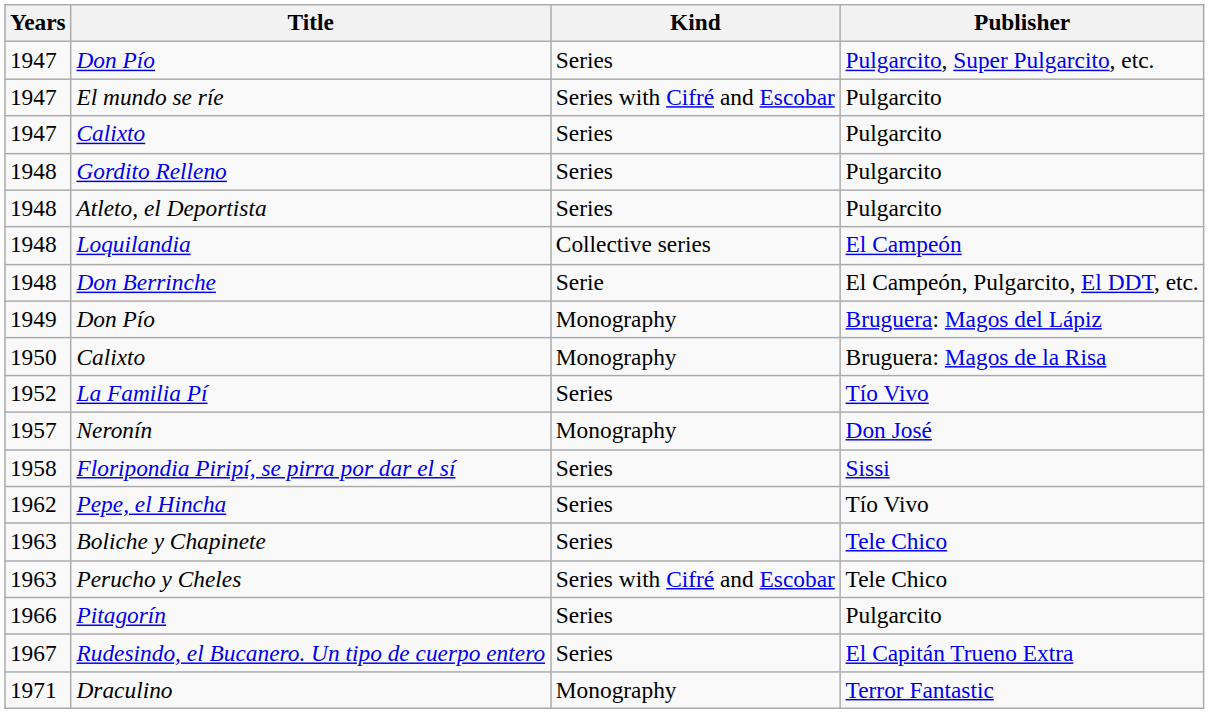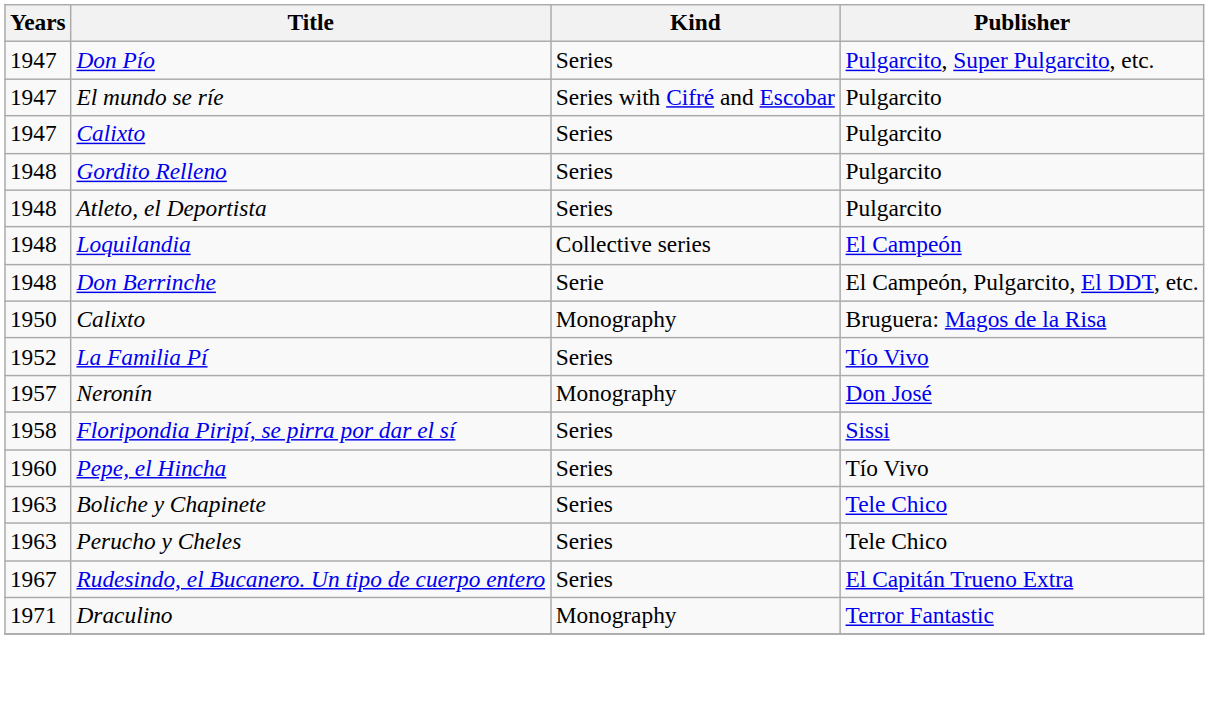- row: (116, 319)
(33, 504) 1962 -> (33, 467) 1960
(695, 578) Series with Cifré and Escobar -> (584, 541) Series
- row: (121, 615)
